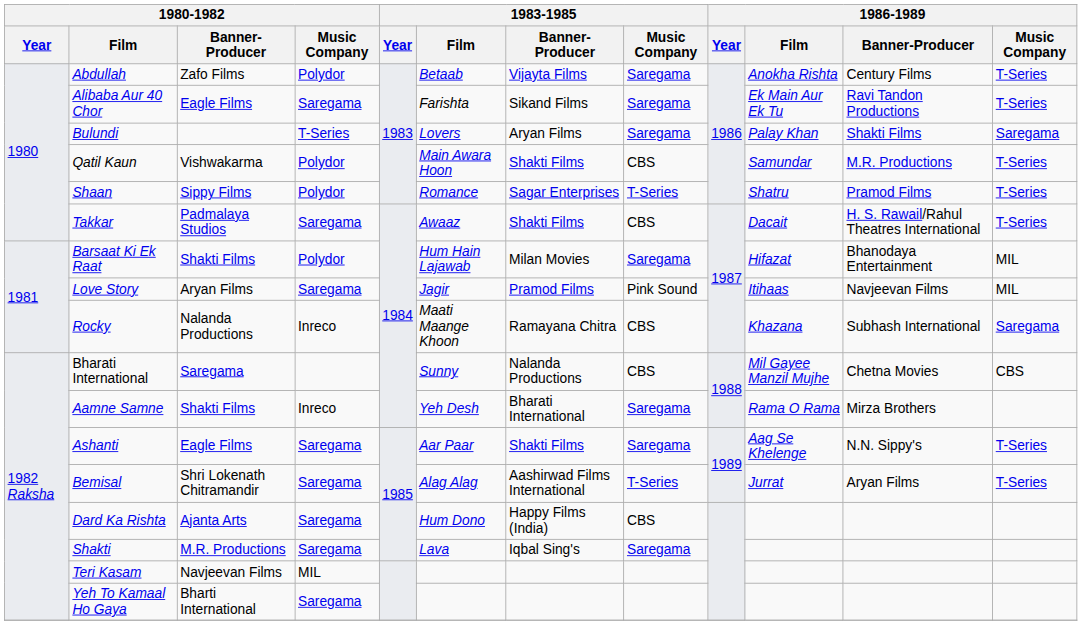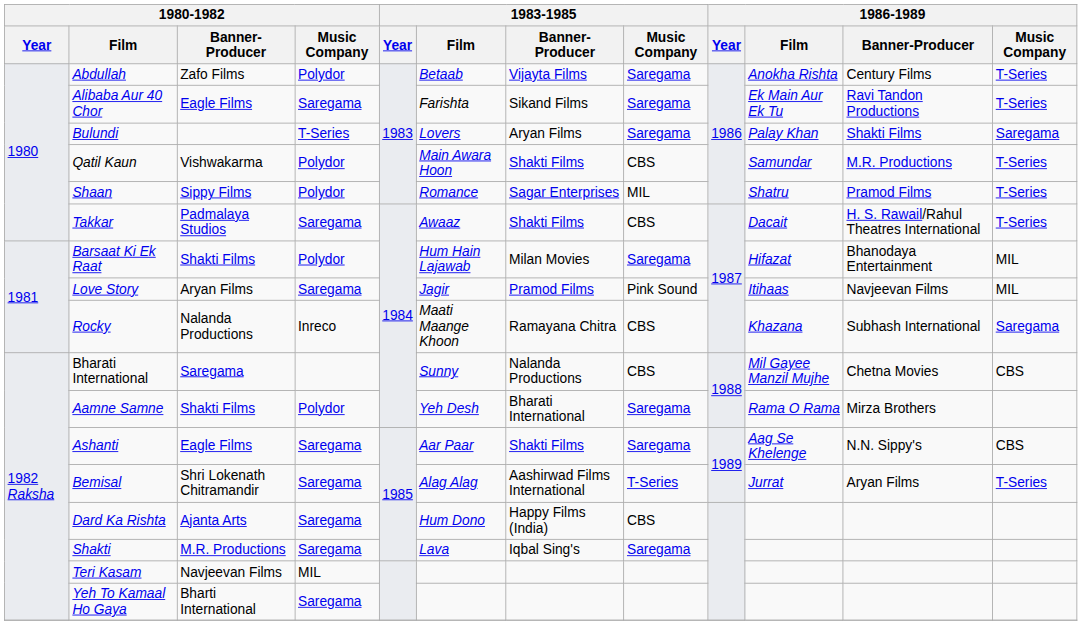(653, 192) T-Series -> (638, 192) MIL
(317, 408) Inreco -> (321, 408) Polydor
(1021, 446) T-Series -> (1010, 446) CBS
